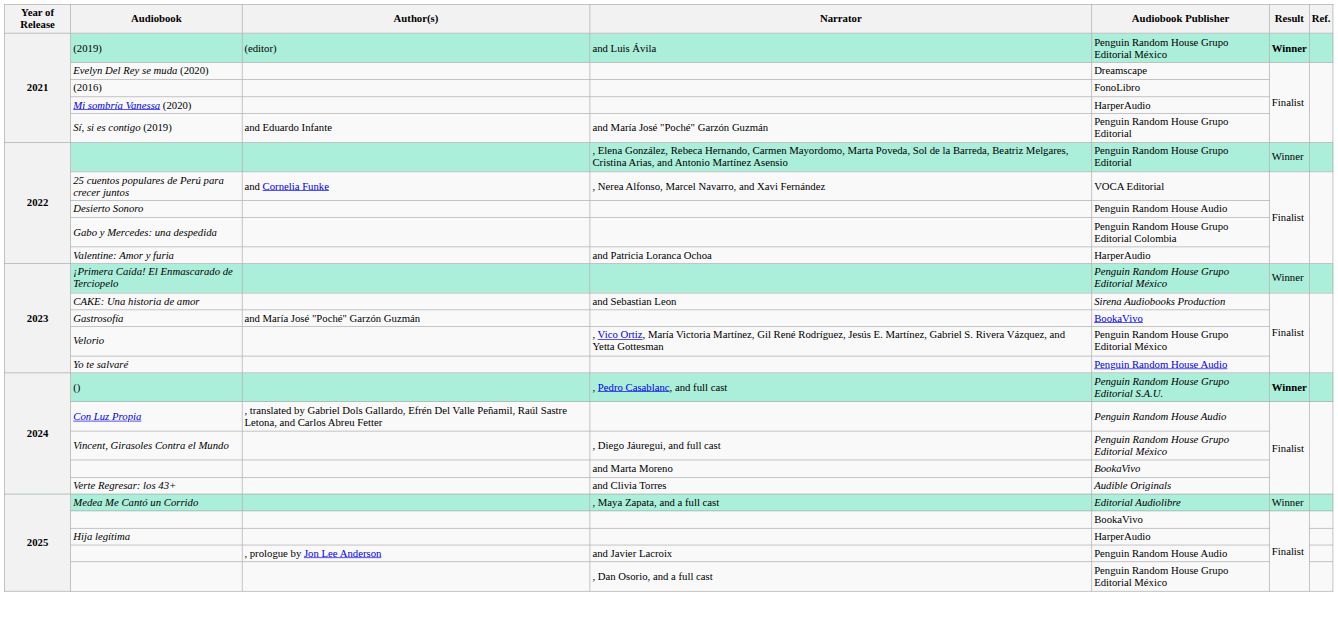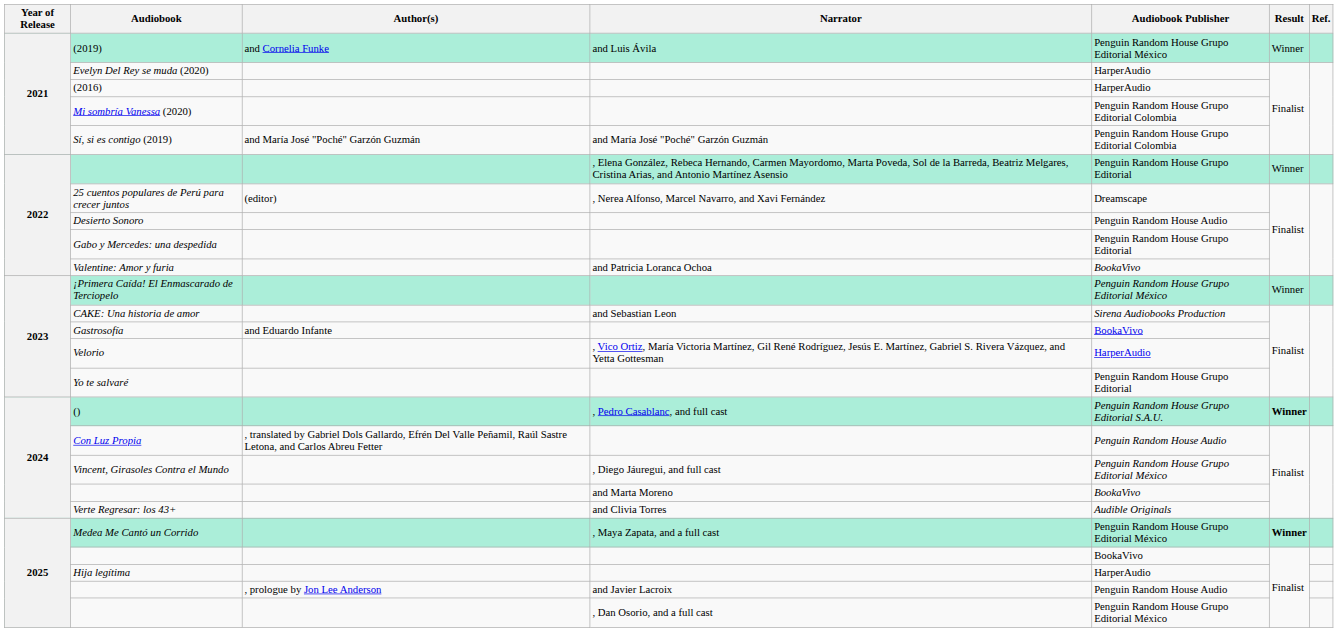(260, 48) (editor) -> (287, 48) and Cornelia Funke
(1289, 48) bold -> (1288, 48) normal
(1121, 71) Dreamscape -> (1122, 71) HarperAudio
(1117, 88) FonoLibro -> (1122, 88) HarperAudio
(1122, 105) HarperAudio -> (1161, 111) Penguin Random House Grupo Editorial Colombia
(288, 128) and Eduardo Infante -> (332, 140) and María José "Poché" Garzón Guzmán
(1161, 128) Penguin Random House Grupo Editorial -> (1161, 140) Penguin Random House Grupo Editorial Colombia
(287, 186) and Cornelia Funke -> (260, 198) (editor)
(1129, 186) VOCA Editorial -> (1121, 198) Dreamscape
(1161, 232) Penguin Random House Grupo Editorial Colombia -> (1161, 244) Penguin Random House Grupo Editorial
(1122, 255) HarperAudio -> (1117, 267) BookaVivo
(332, 318) and María José "Poché" Garzón Guzmán -> (288, 330) and Eduardo Infante
(1161, 341) Penguin Random House Grupo Editorial México -> (1122, 353) HarperAudio
(1161, 364) Penguin Random House Audio -> (1161, 382) Penguin Random House Grupo Editorial
(1137, 502) Editorial Audiolibre -> (1161, 532) Penguin Random House Grupo Editorial México
(1288, 502) normal -> (1289, 532) bold
